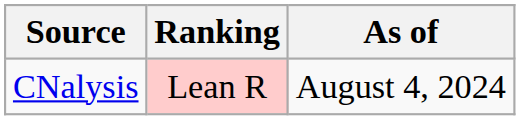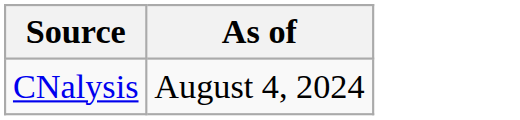- column: (217, 31)
